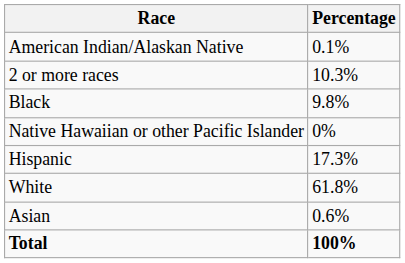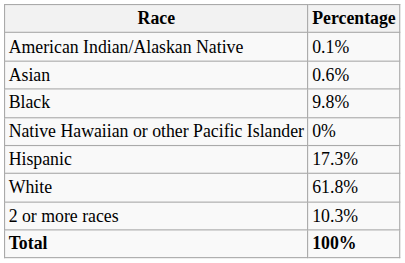rows swapped: (29, 215) <-> (64, 74)
